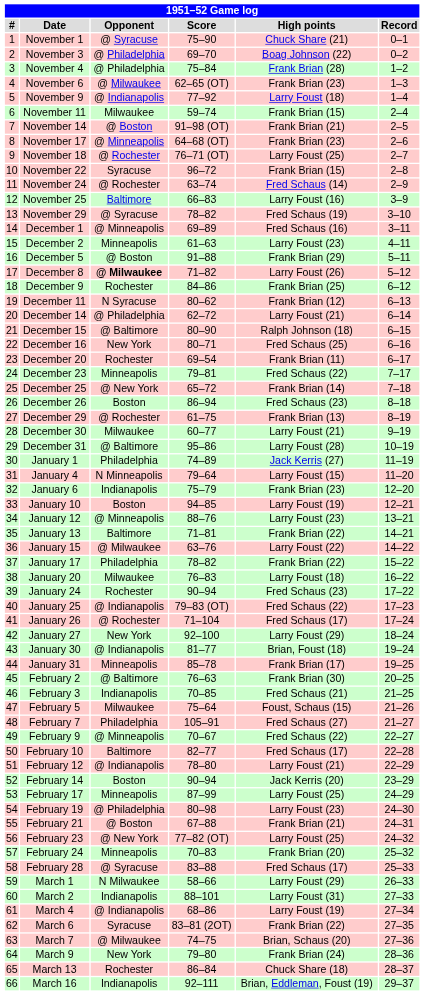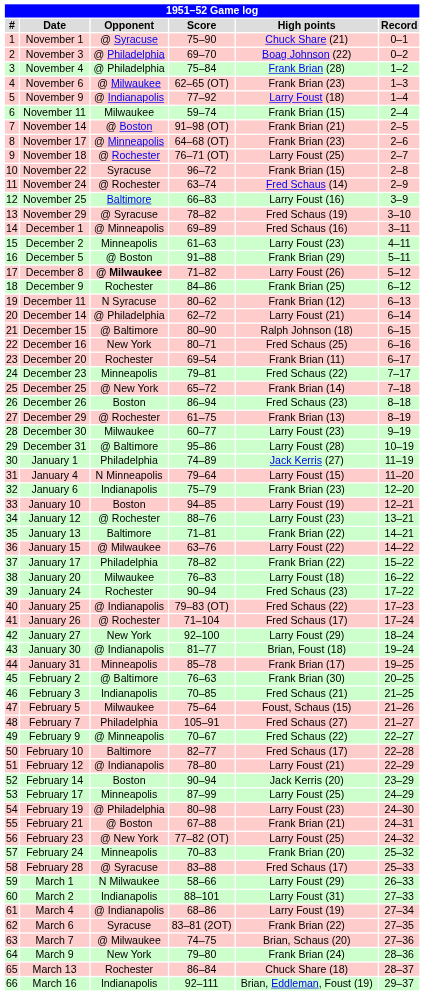(307, 432) Larry Foust (21) -> (307, 432) Larry Foust (23)
(129, 519) @ Minneapolis -> (129, 519) @ Rochester
